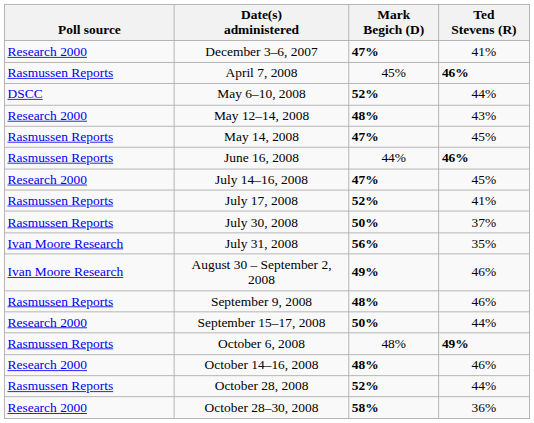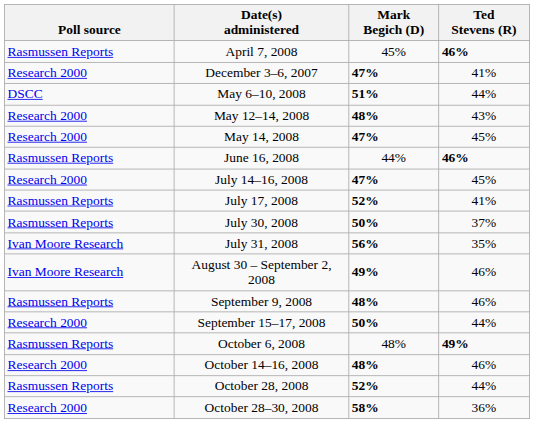rows swapped: (262, 51) <-> (262, 72)
(365, 94) 52% -> (365, 94) 51%
(60, 136) Rasmussen Reports -> (47, 136) Research 2000
